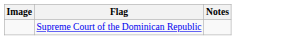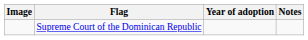+ column: (240, 12)
